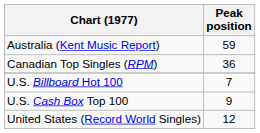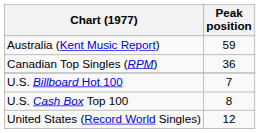(229, 100) 9 -> (229, 100) 8
